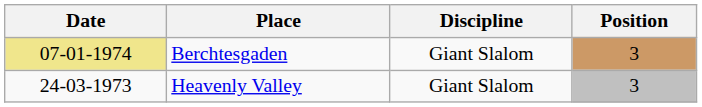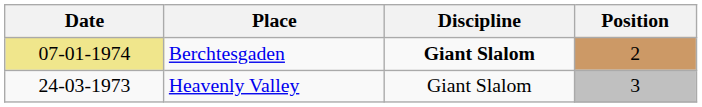(481, 53) normal -> (479, 53) bold
(634, 53) 3 -> (635, 53) 2
